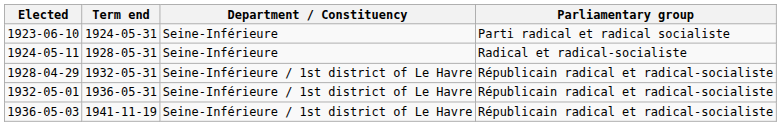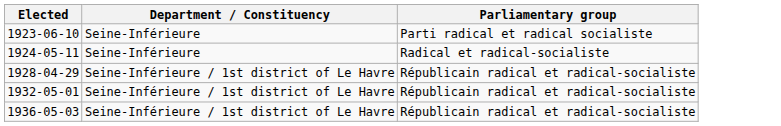- column: (121, 14)
